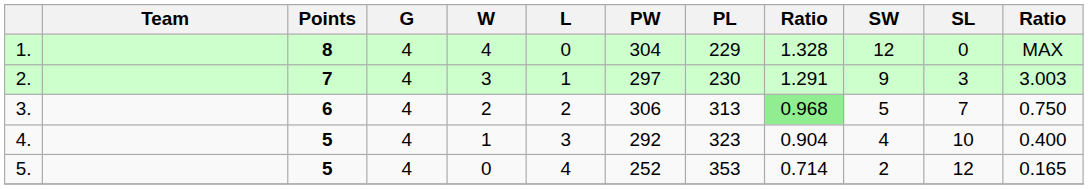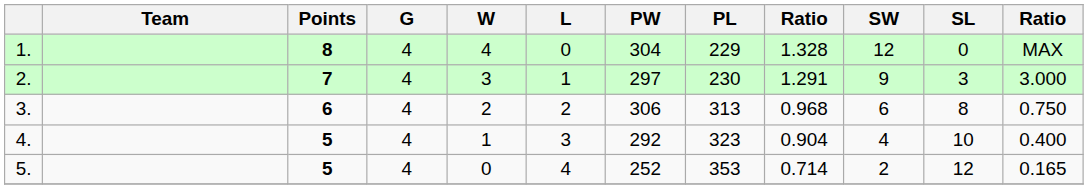(1043, 79) 3.003 -> (1043, 79) 3.000
(804, 109) lightgreen background -> (804, 109) no background
(884, 109) 5 -> (884, 109) 6
(963, 109) 7 -> (963, 109) 8
